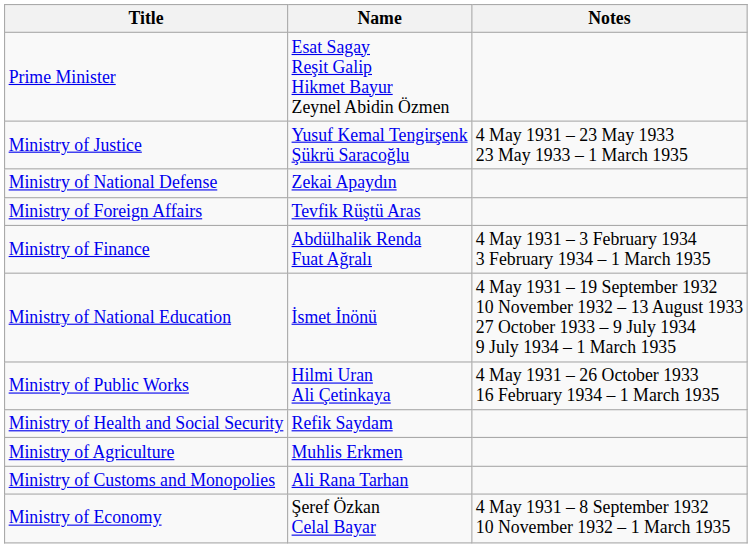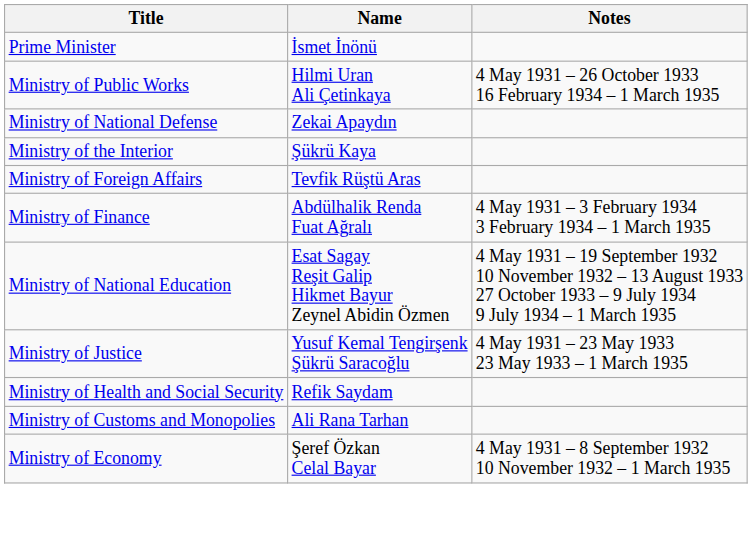(370, 76) Esat Sagay Reşit Galip Hikmet Bayur Zeynel Abidin Özmen -> (334, 46) İsmet İnönü
rows swapped: (75, 144) <-> (99, 385)
+ row: (91, 151)
(334, 317) İsmet İnönü -> (370, 285) Esat Sagay Reşit Galip Hikmet Bayur Zeynel Abidin Özmen
- row: (92, 451)
